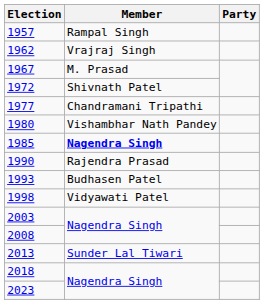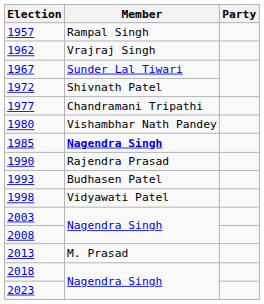(98, 69) M. Prasad -> (125, 69) Sunder Lal Tiwari
(125, 253) Sunder Lal Tiwari -> (98, 253) M. Prasad
